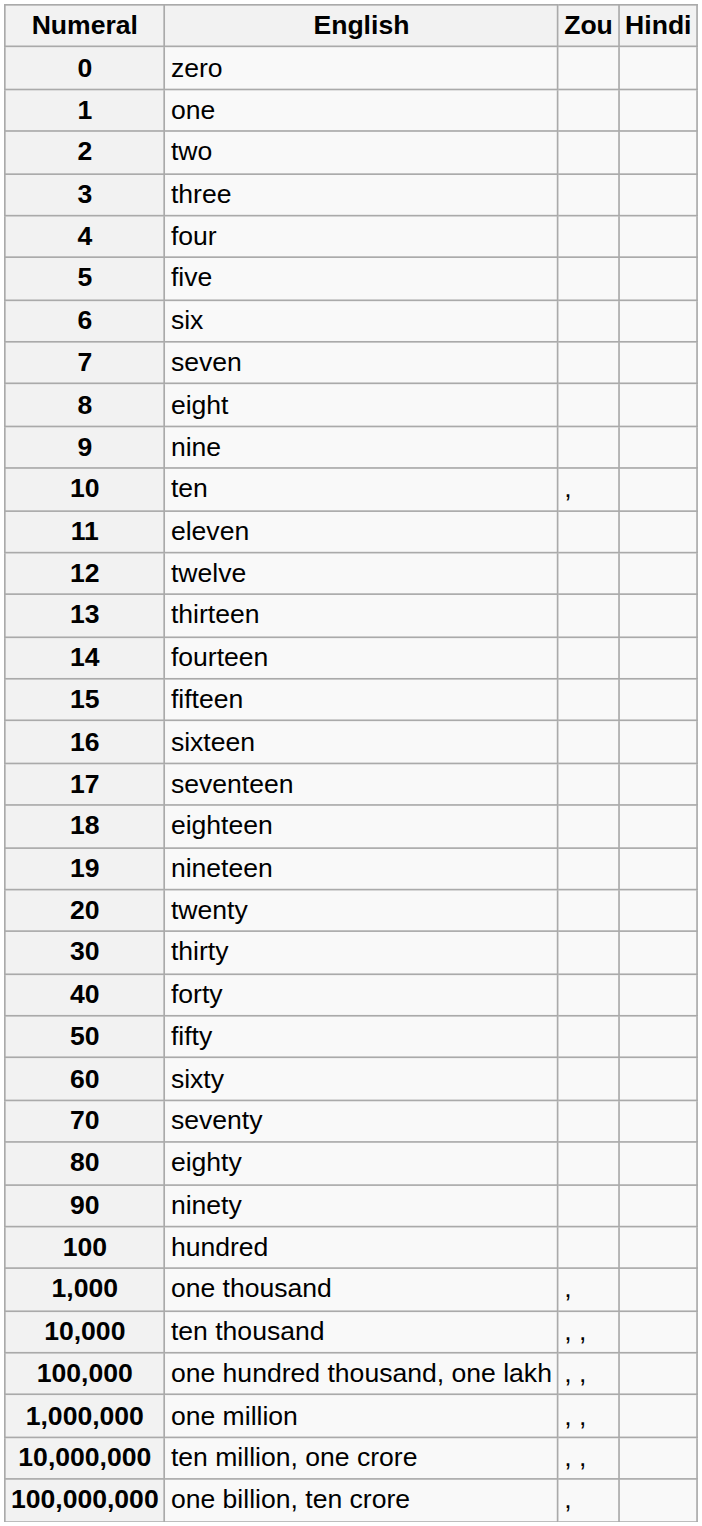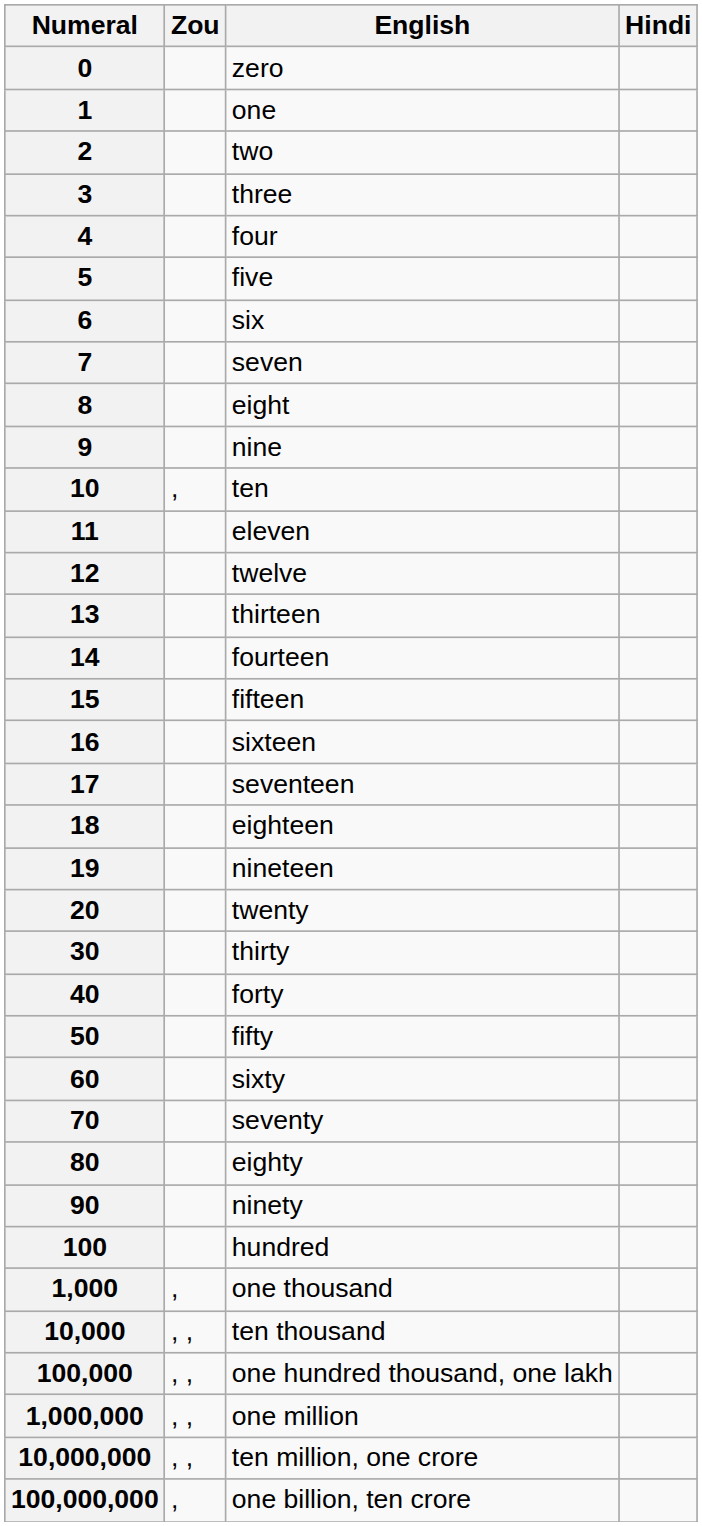columns swapped: (589, 25) <-> (361, 25)
